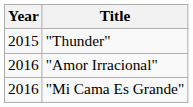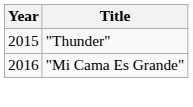- row: (102, 65)
